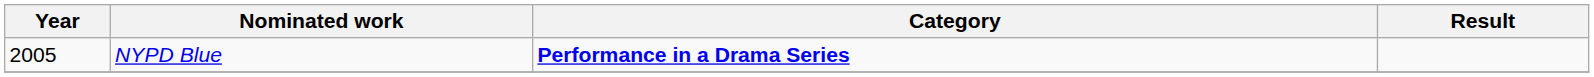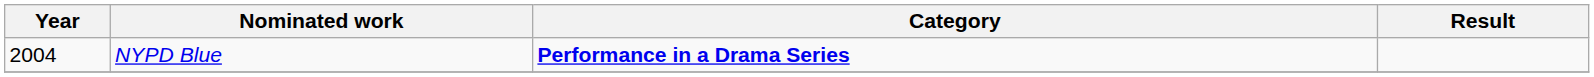(33, 54) 2005 -> (33, 54) 2004
